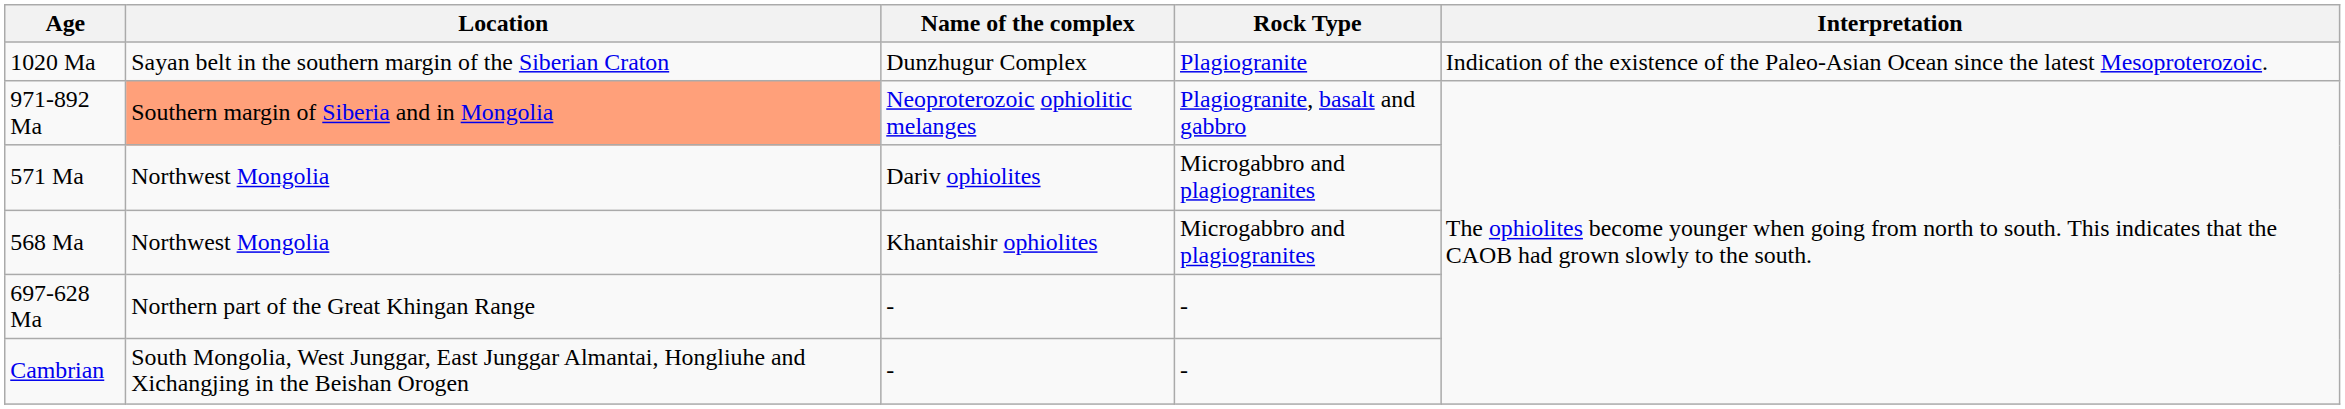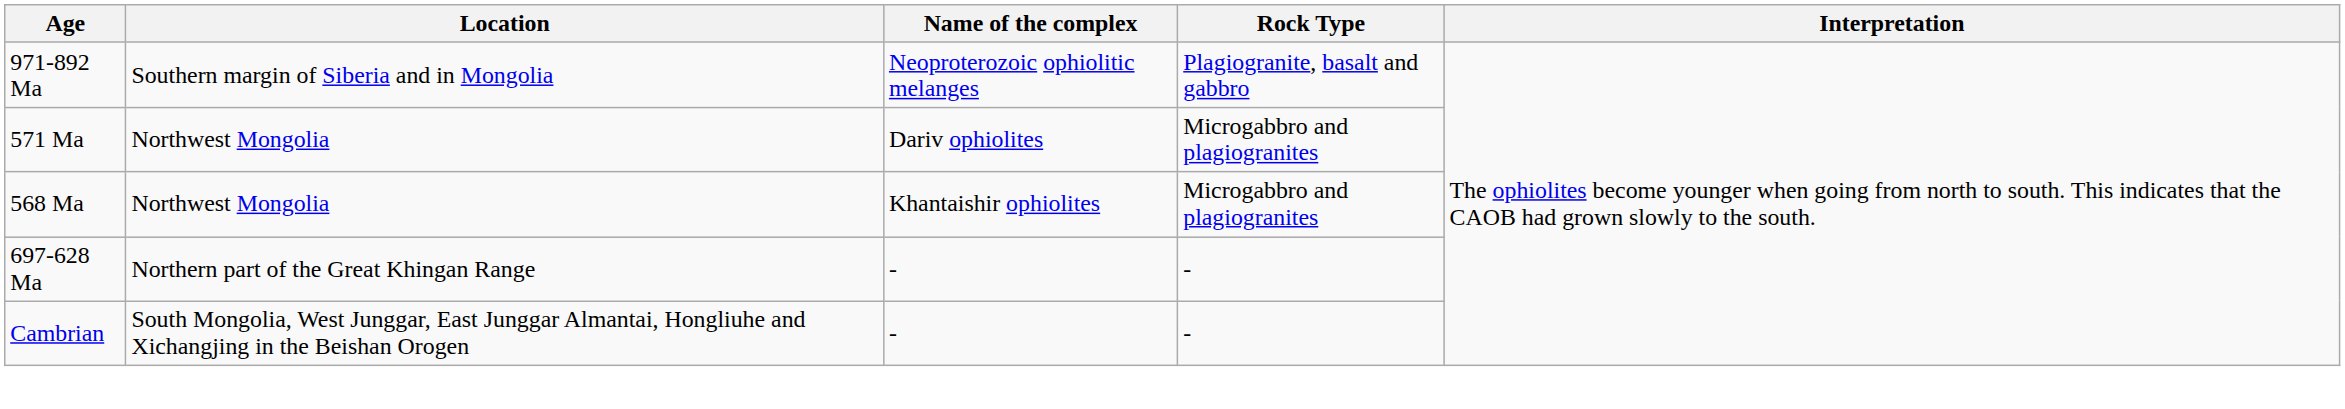- row: (53, 61)
(342, 112) lightsalmon background -> (342, 74) no background
